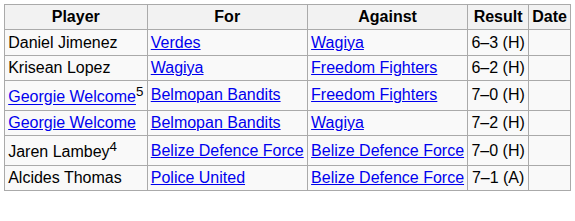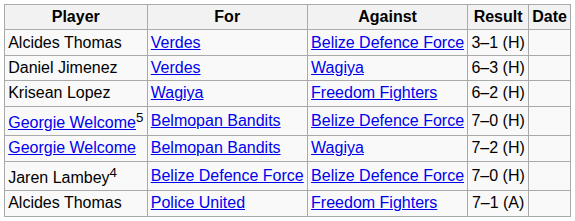+ row: (65, 42)
(374, 95) Freedom Fighters -> (388, 120) Belize Defence Force
(388, 178) Belize Defence Force -> (374, 203) Freedom Fighters
